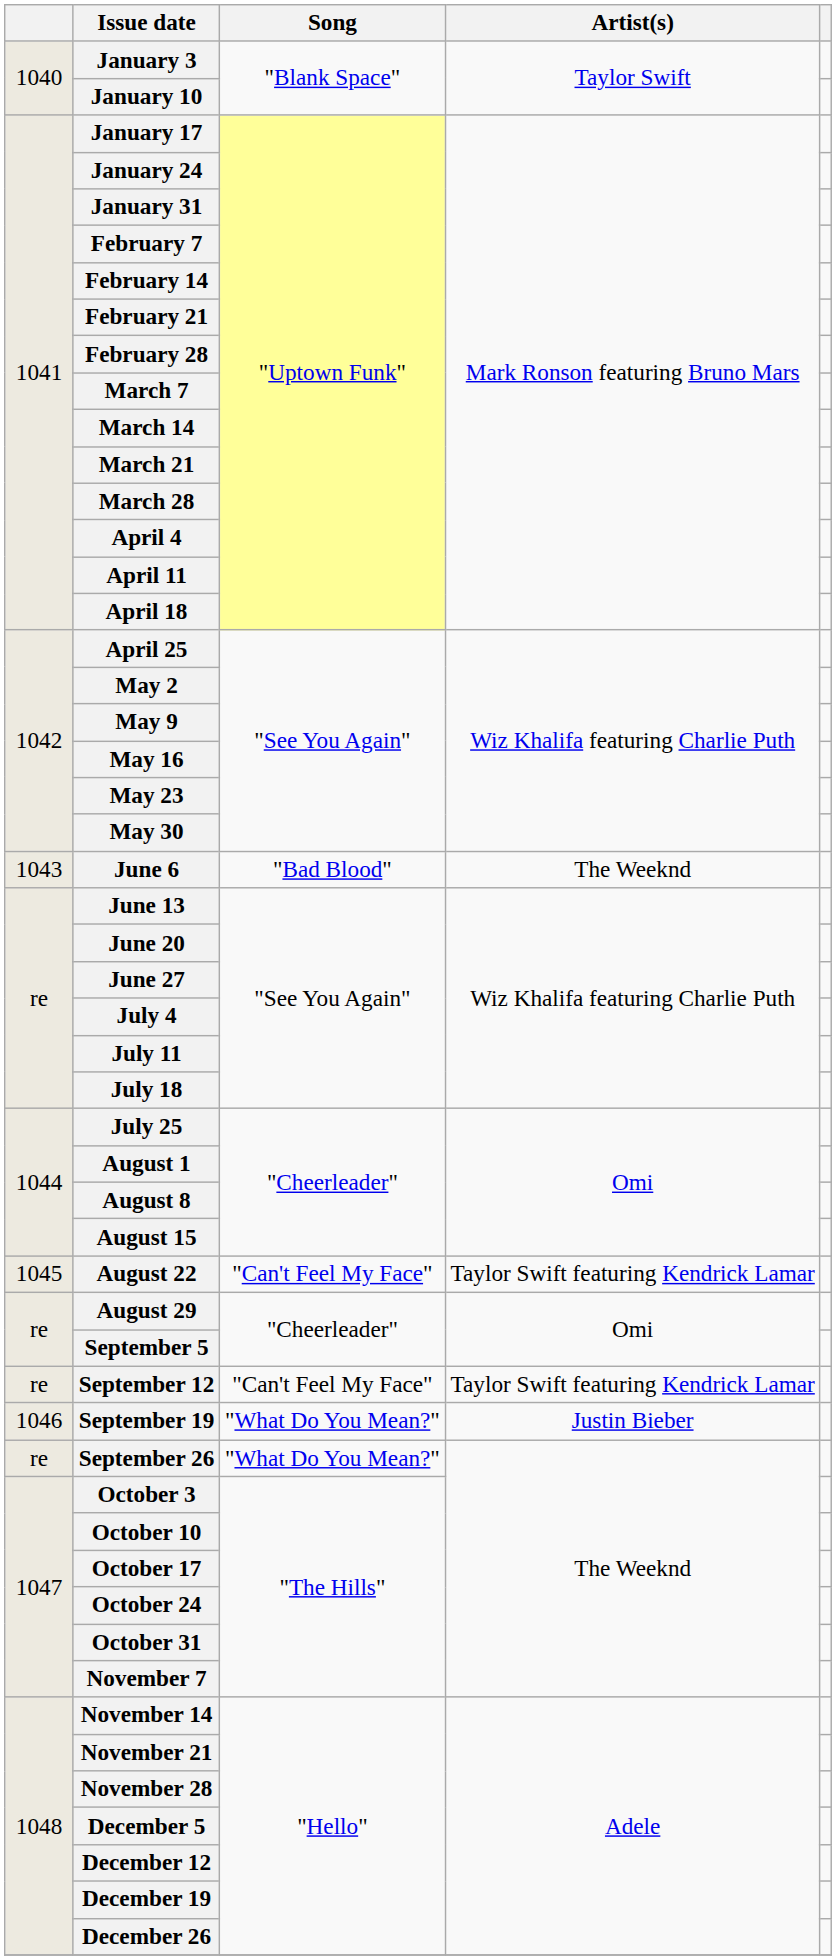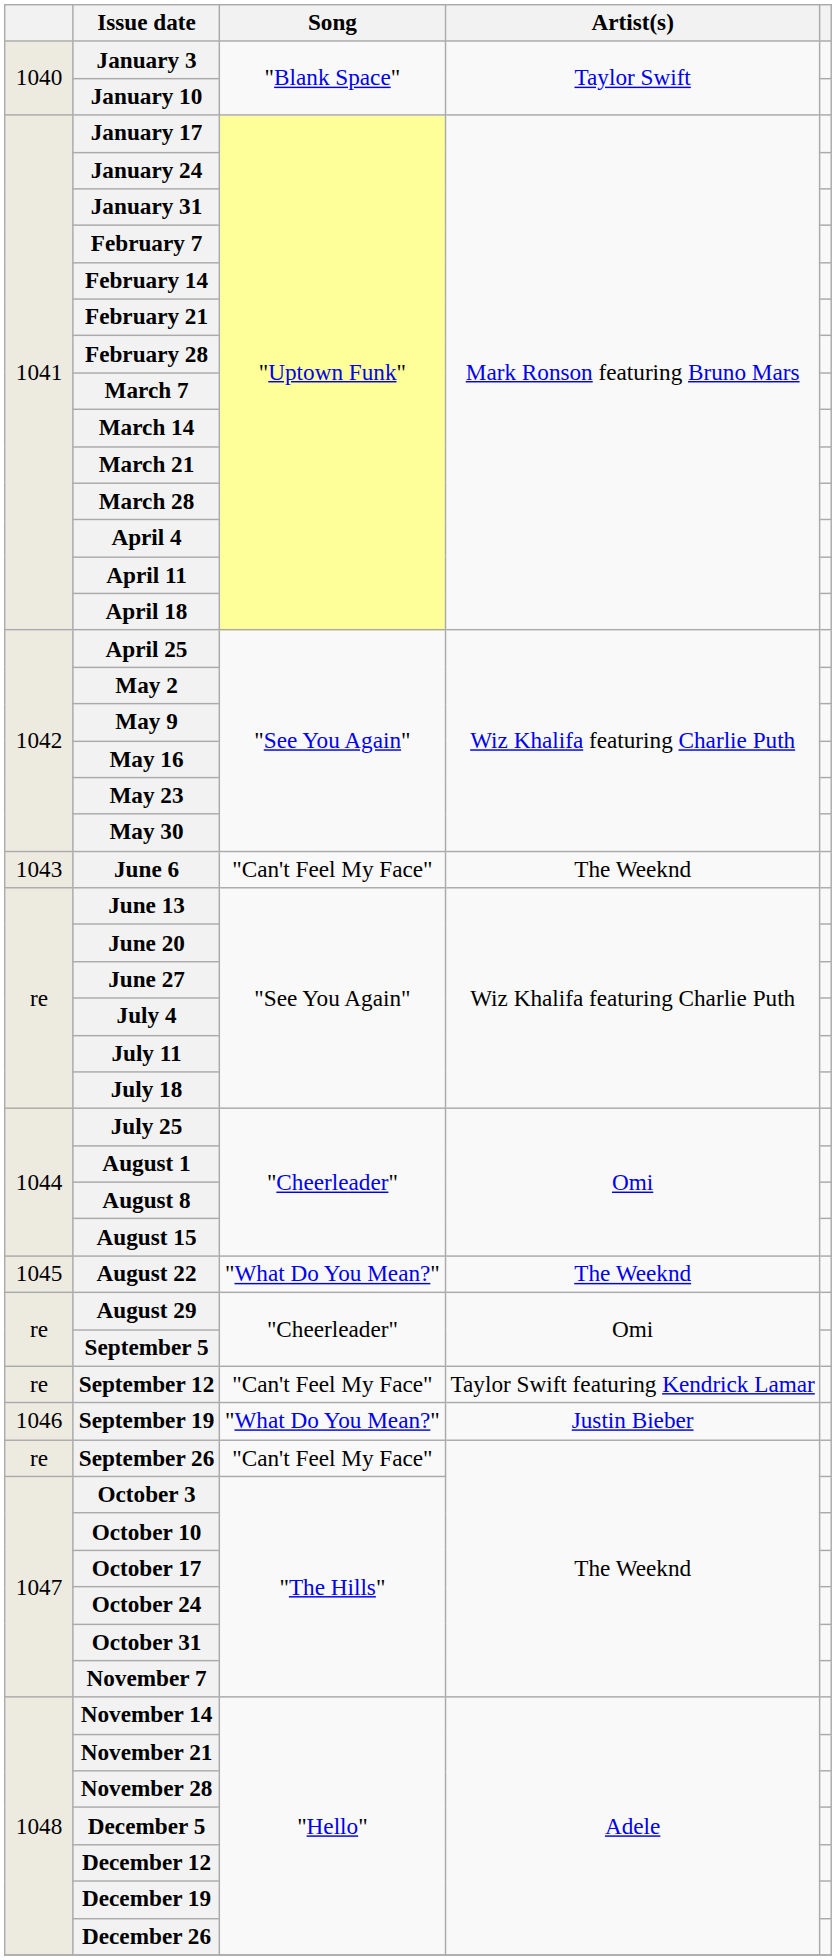(332, 869) "Bad Blood" -> (332, 869) "Can't Feel My Face"
(332, 1273) "Can't Feel My Face" -> (332, 1273) "What Do You Mean?"
(633, 1273) Taylor Swift featuring Kendrick Lamar -> (633, 1273) The Weeknd
(332, 1457) "What Do You Mean?" -> (332, 1457) "Can't Feel My Face"
